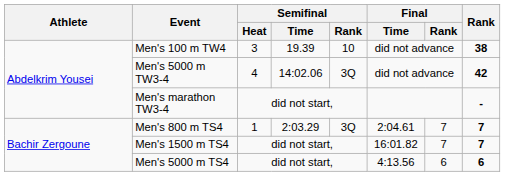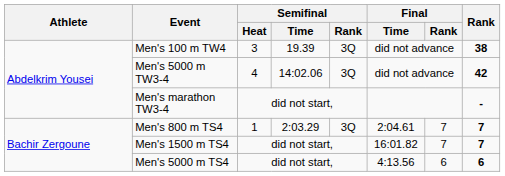(348, 49) 10 -> (348, 49) 3Q
